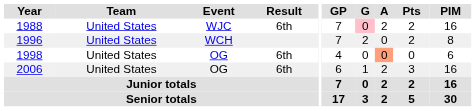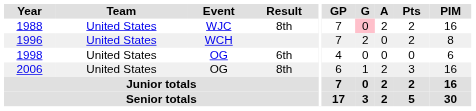(284, 26) 6th -> (284, 26) 8th
(384, 55) lightsalmon background -> (384, 55) no background
(284, 69) 6th -> (284, 69) 8th
